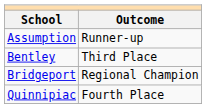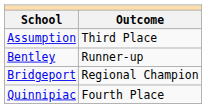(112, 38) Runner-up -> (119, 38) Third Place
(119, 57) Third Place -> (112, 57) Runner-up
